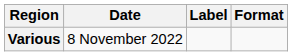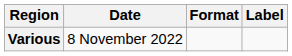columns swapped: (259, 16) <-> (209, 16)
